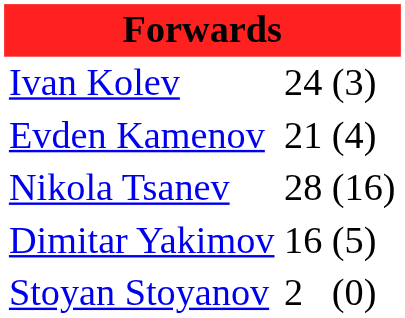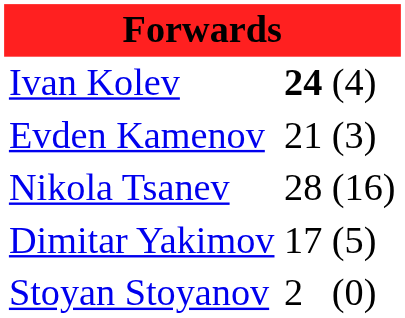(303, 82) normal -> (303, 82) bold
(354, 82) (3) -> (354, 82) (4)
(354, 134) (4) -> (354, 134) (3)
(303, 240) 16 -> (303, 240) 17
